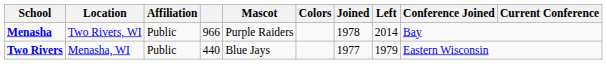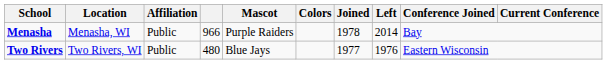(105, 31) Two Rivers, WI -> (99, 31) Menasha, WI
(99, 50) Menasha, WI -> (105, 50) Two Rivers, WI
(211, 50) 440 -> (211, 50) 480
(386, 50) 1979 -> (386, 50) 1976
